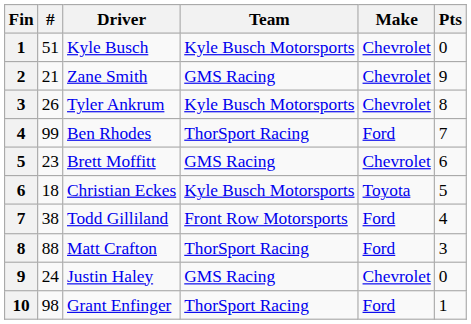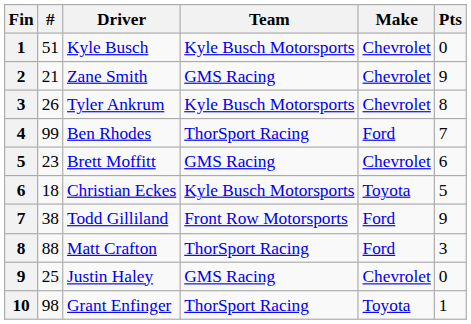(443, 218) 4 -> (443, 218) 9
(50, 276) 24 -> (50, 276) 25
(379, 304) Ford -> (386, 304) Toyota
